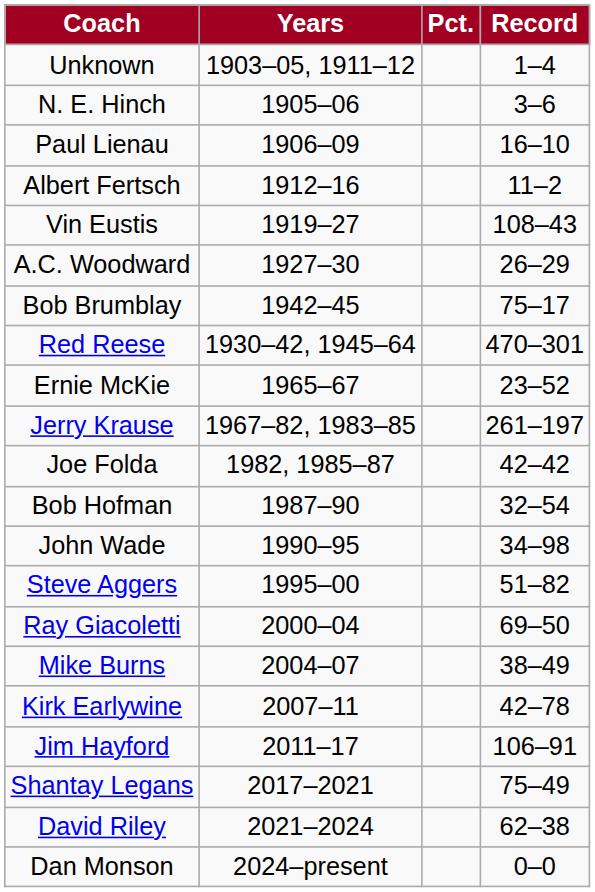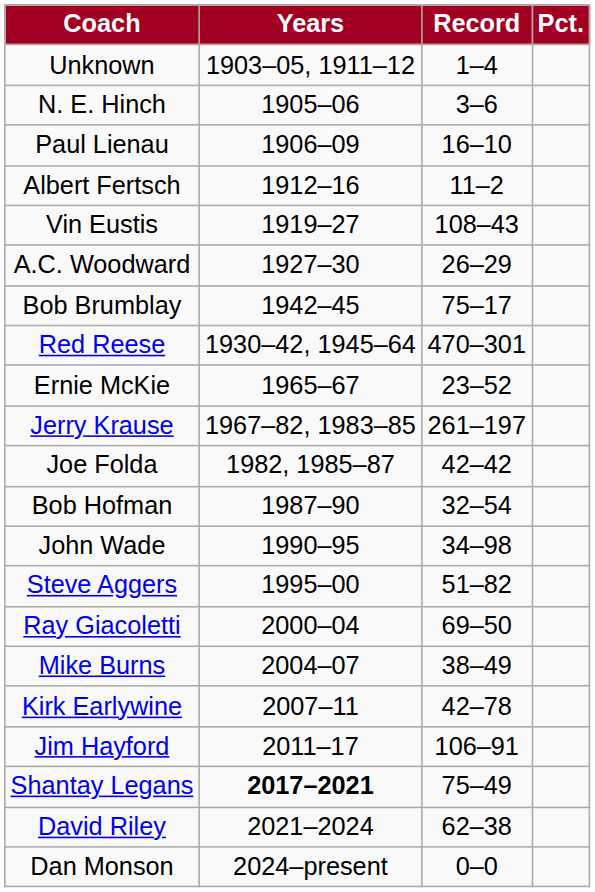columns swapped: (535, 24) <-> (451, 24)
(310, 786) normal -> (310, 786) bold
